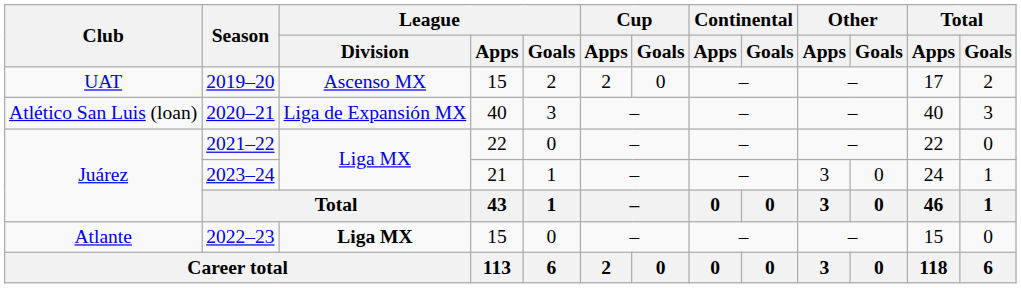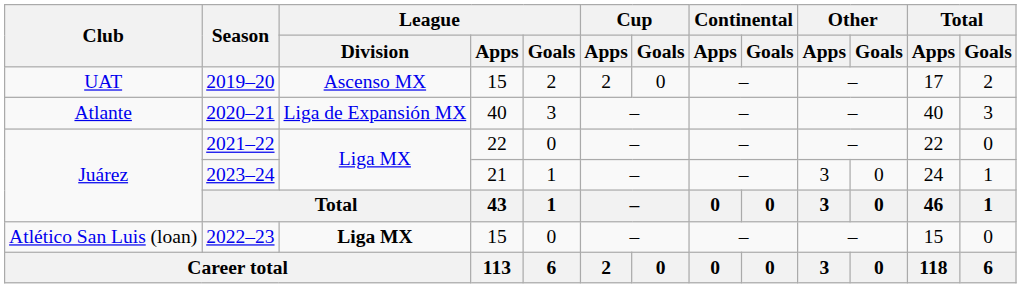(103, 112) Atlético San Luis (loan) -> (103, 112) Atlante
(103, 236) Atlante -> (103, 236) Atlético San Luis (loan)
